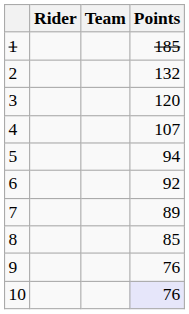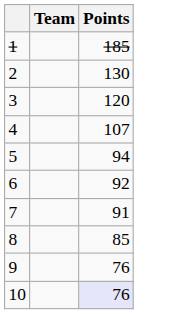- column: (55, 18)
(167, 73) 132 -> (117, 73) 130
(172, 211) 89 -> (121, 211) 91
